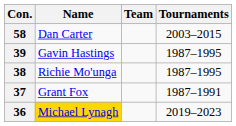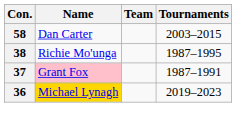- row: (20, 53)
(63, 92) no background -> (63, 72) pink background
